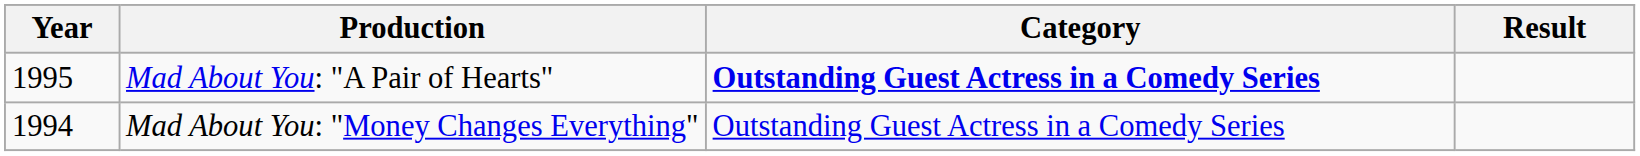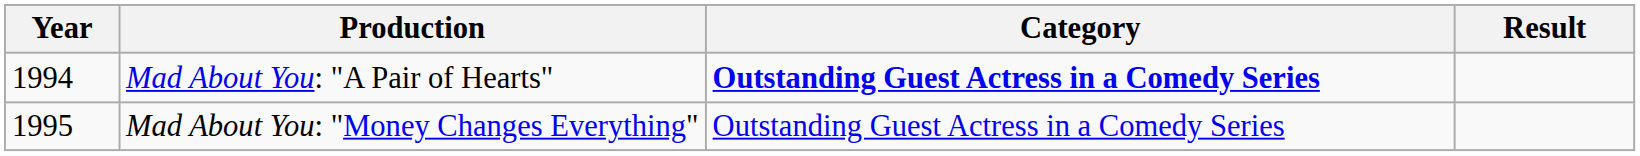(43, 77) 1995 -> (43, 77) 1994
(43, 125) 1994 -> (43, 125) 1995
